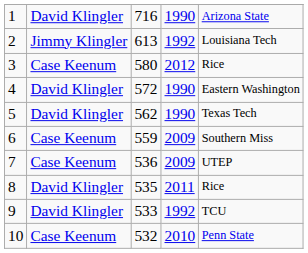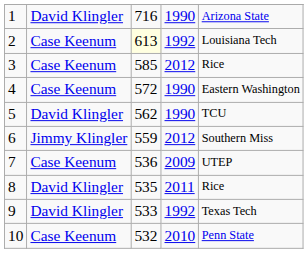(79, 41) Jimmy Klingler -> (73, 41) Case Keenum
(146, 41) no background -> (146, 41) lightyellow background
(146, 65) 580 -> (146, 65) 585
(77, 89) David Klingler -> (73, 89) Case Keenum
(229, 114) Texas Tech -> (214, 114) TCU
(73, 138) Case Keenum -> (79, 138) Jimmy Klingler
(180, 138) 2009 -> (180, 138) 2012
(214, 211) TCU -> (229, 211) Texas Tech
